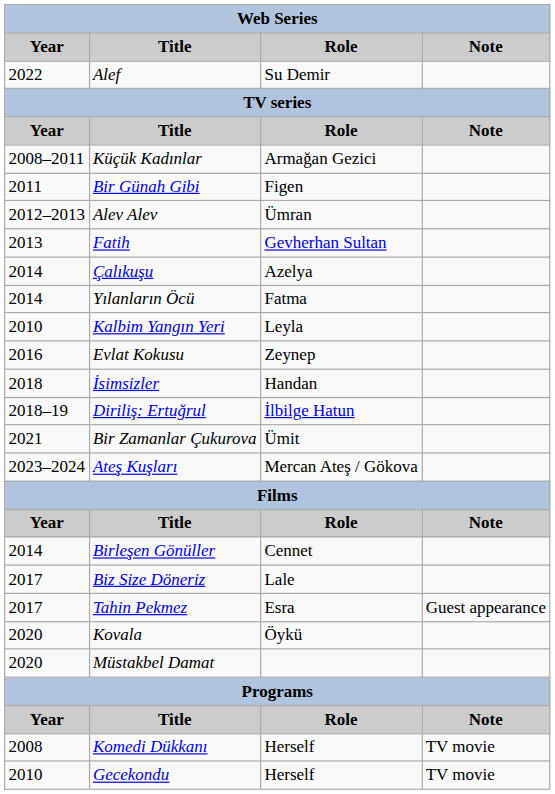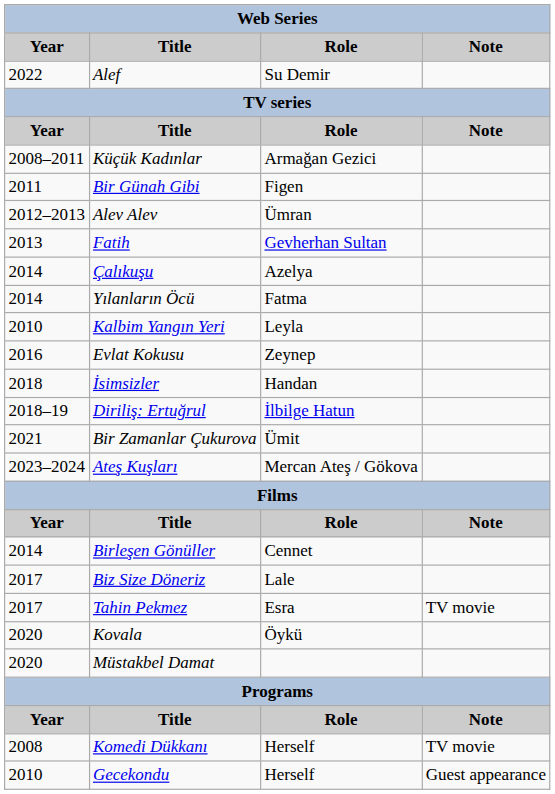(486, 607) Guest appearance -> (460, 607) TV movie
(460, 775) TV movie -> (486, 775) Guest appearance
